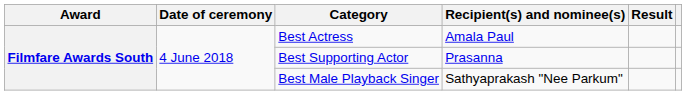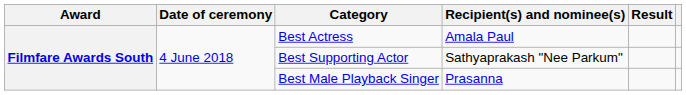(474, 57) Prasanna -> (534, 57) Sathyaprakash "Nee Parkum"
(534, 79) Sathyaprakash "Nee Parkum" -> (474, 79) Prasanna
